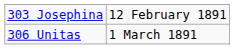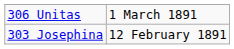rows swapped: (55, 14) <-> (44, 34)
